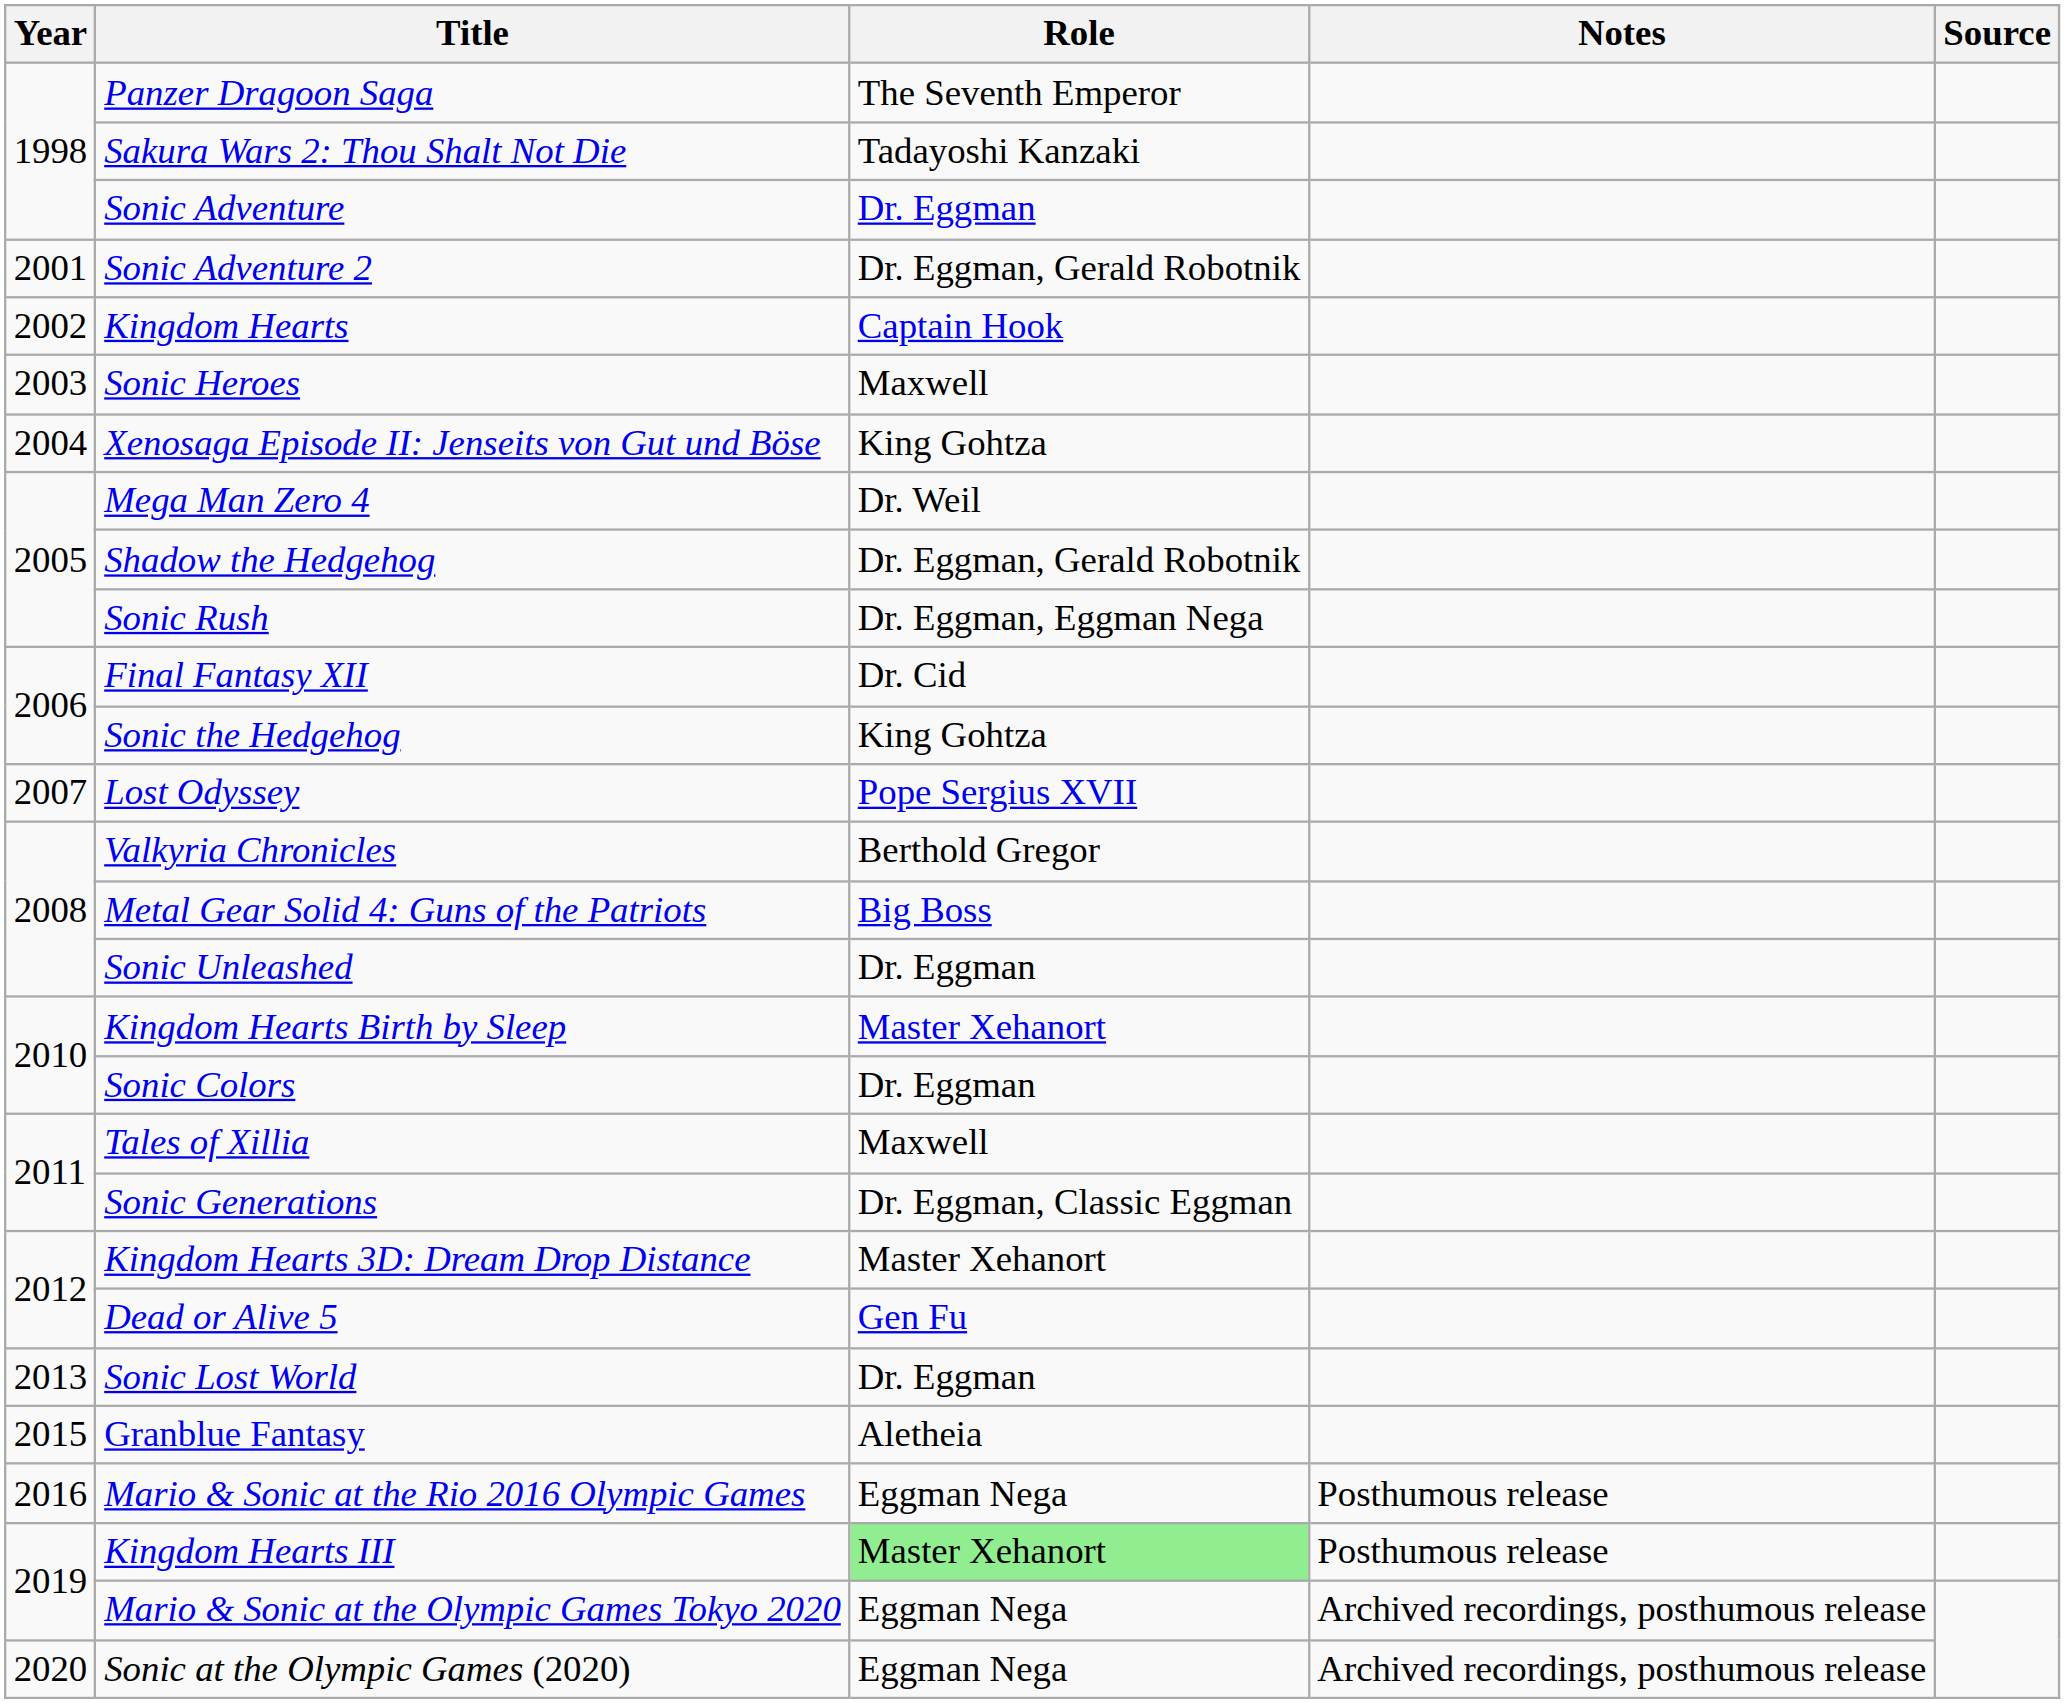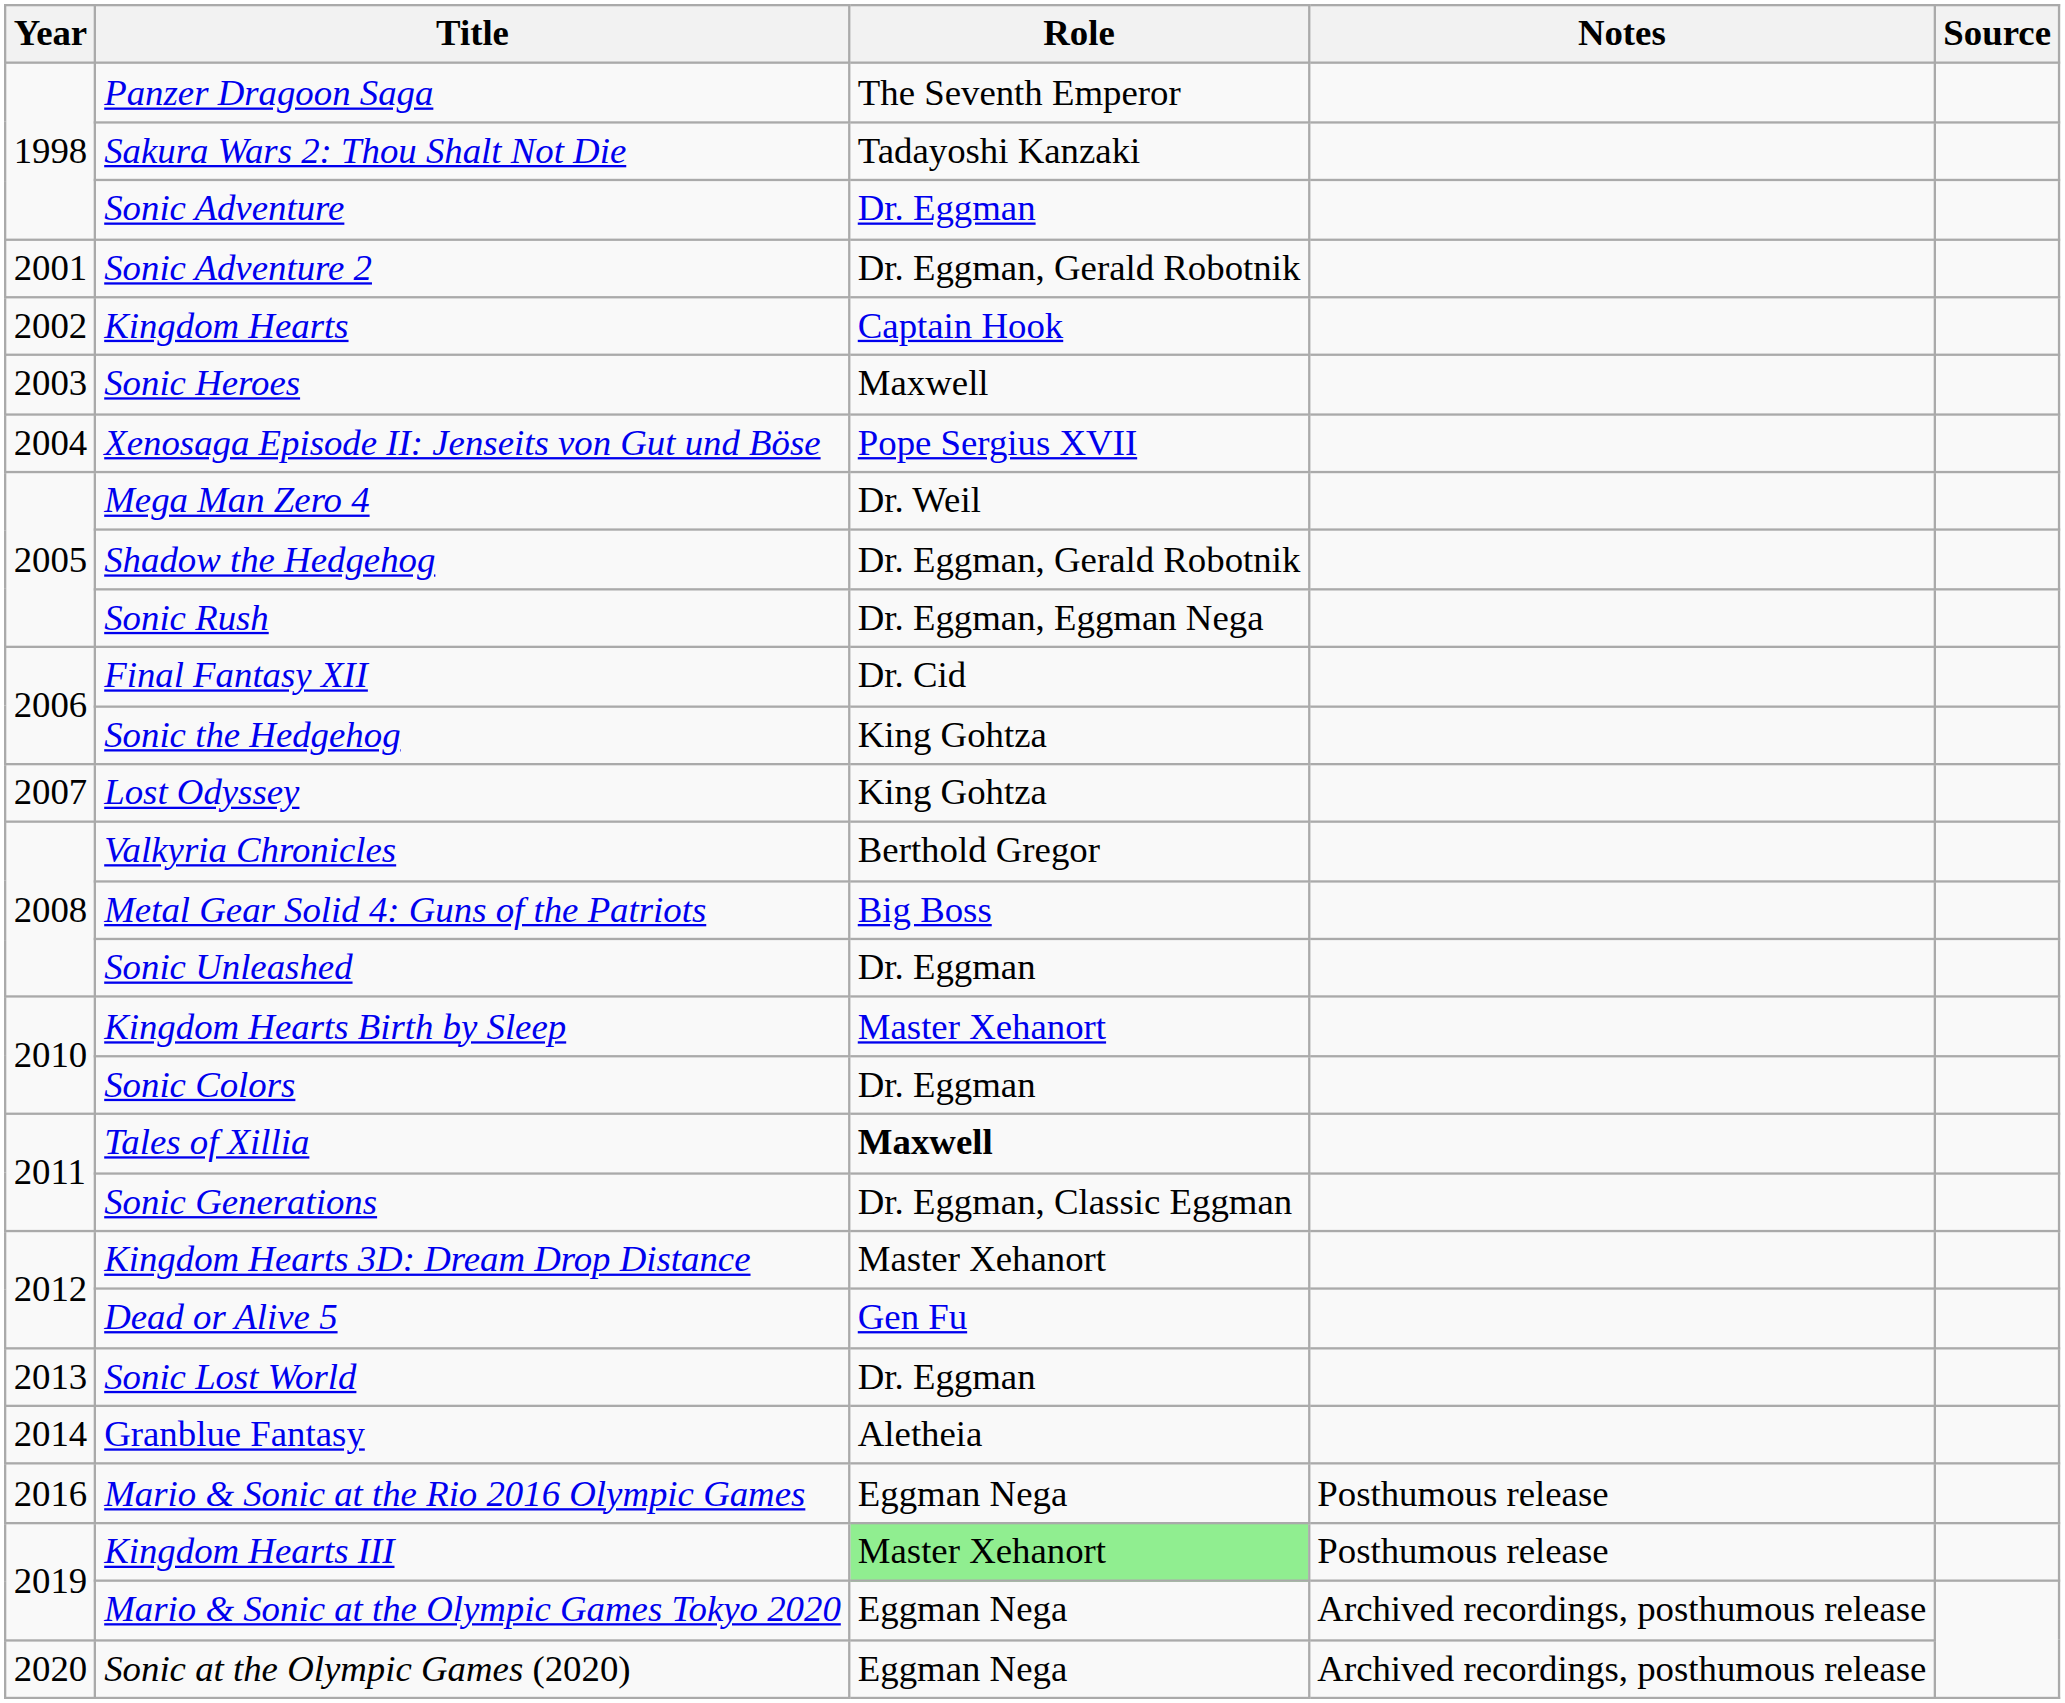(952, 442) King Gohtza -> (997, 442) Pope Sergius XVII
(997, 792) Pope Sergius XVII -> (952, 792) King Gohtza
(923, 1142) normal -> (925, 1142) bold
(50, 1434) 2015 -> (50, 1434) 2014
